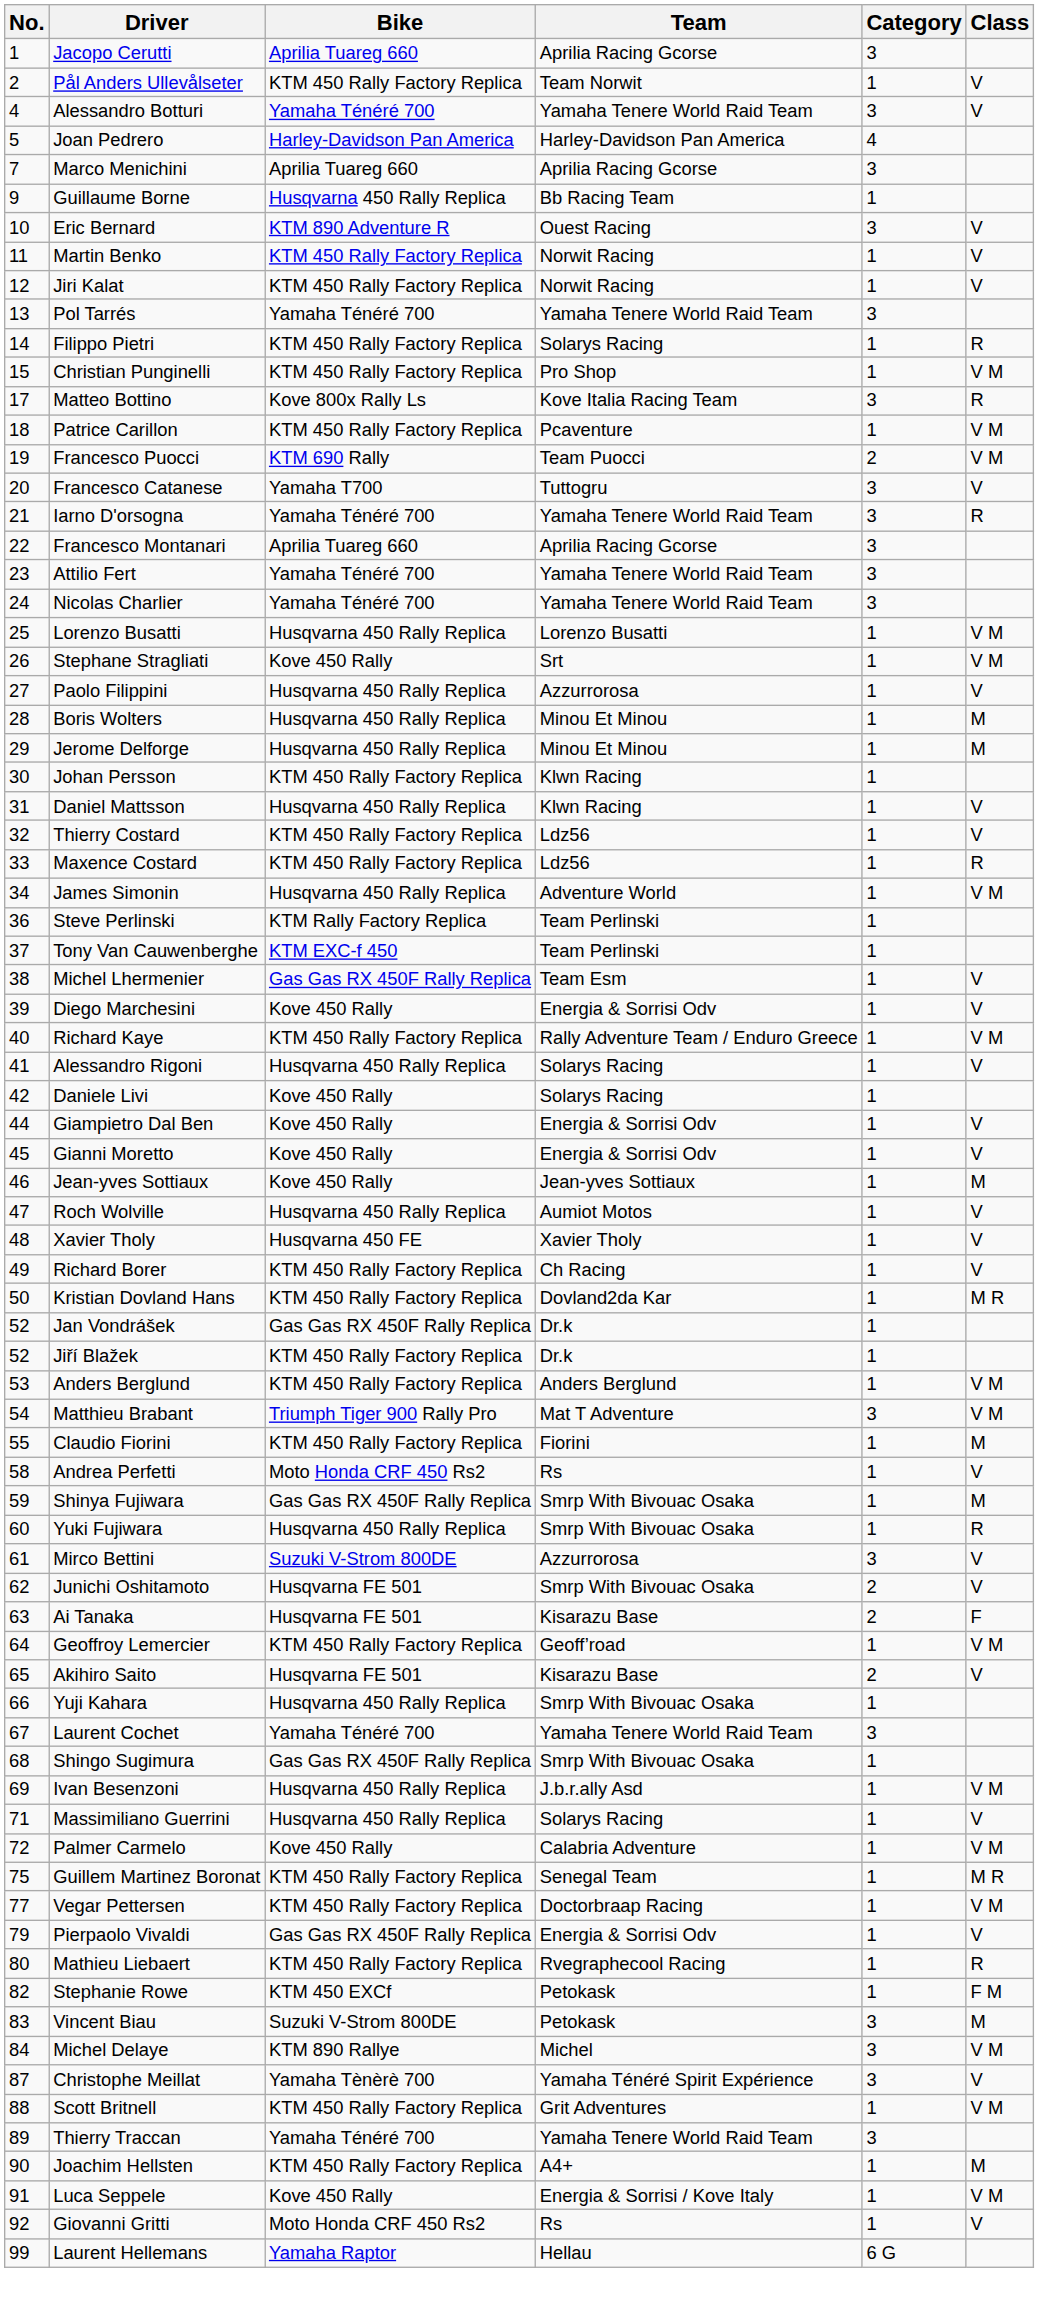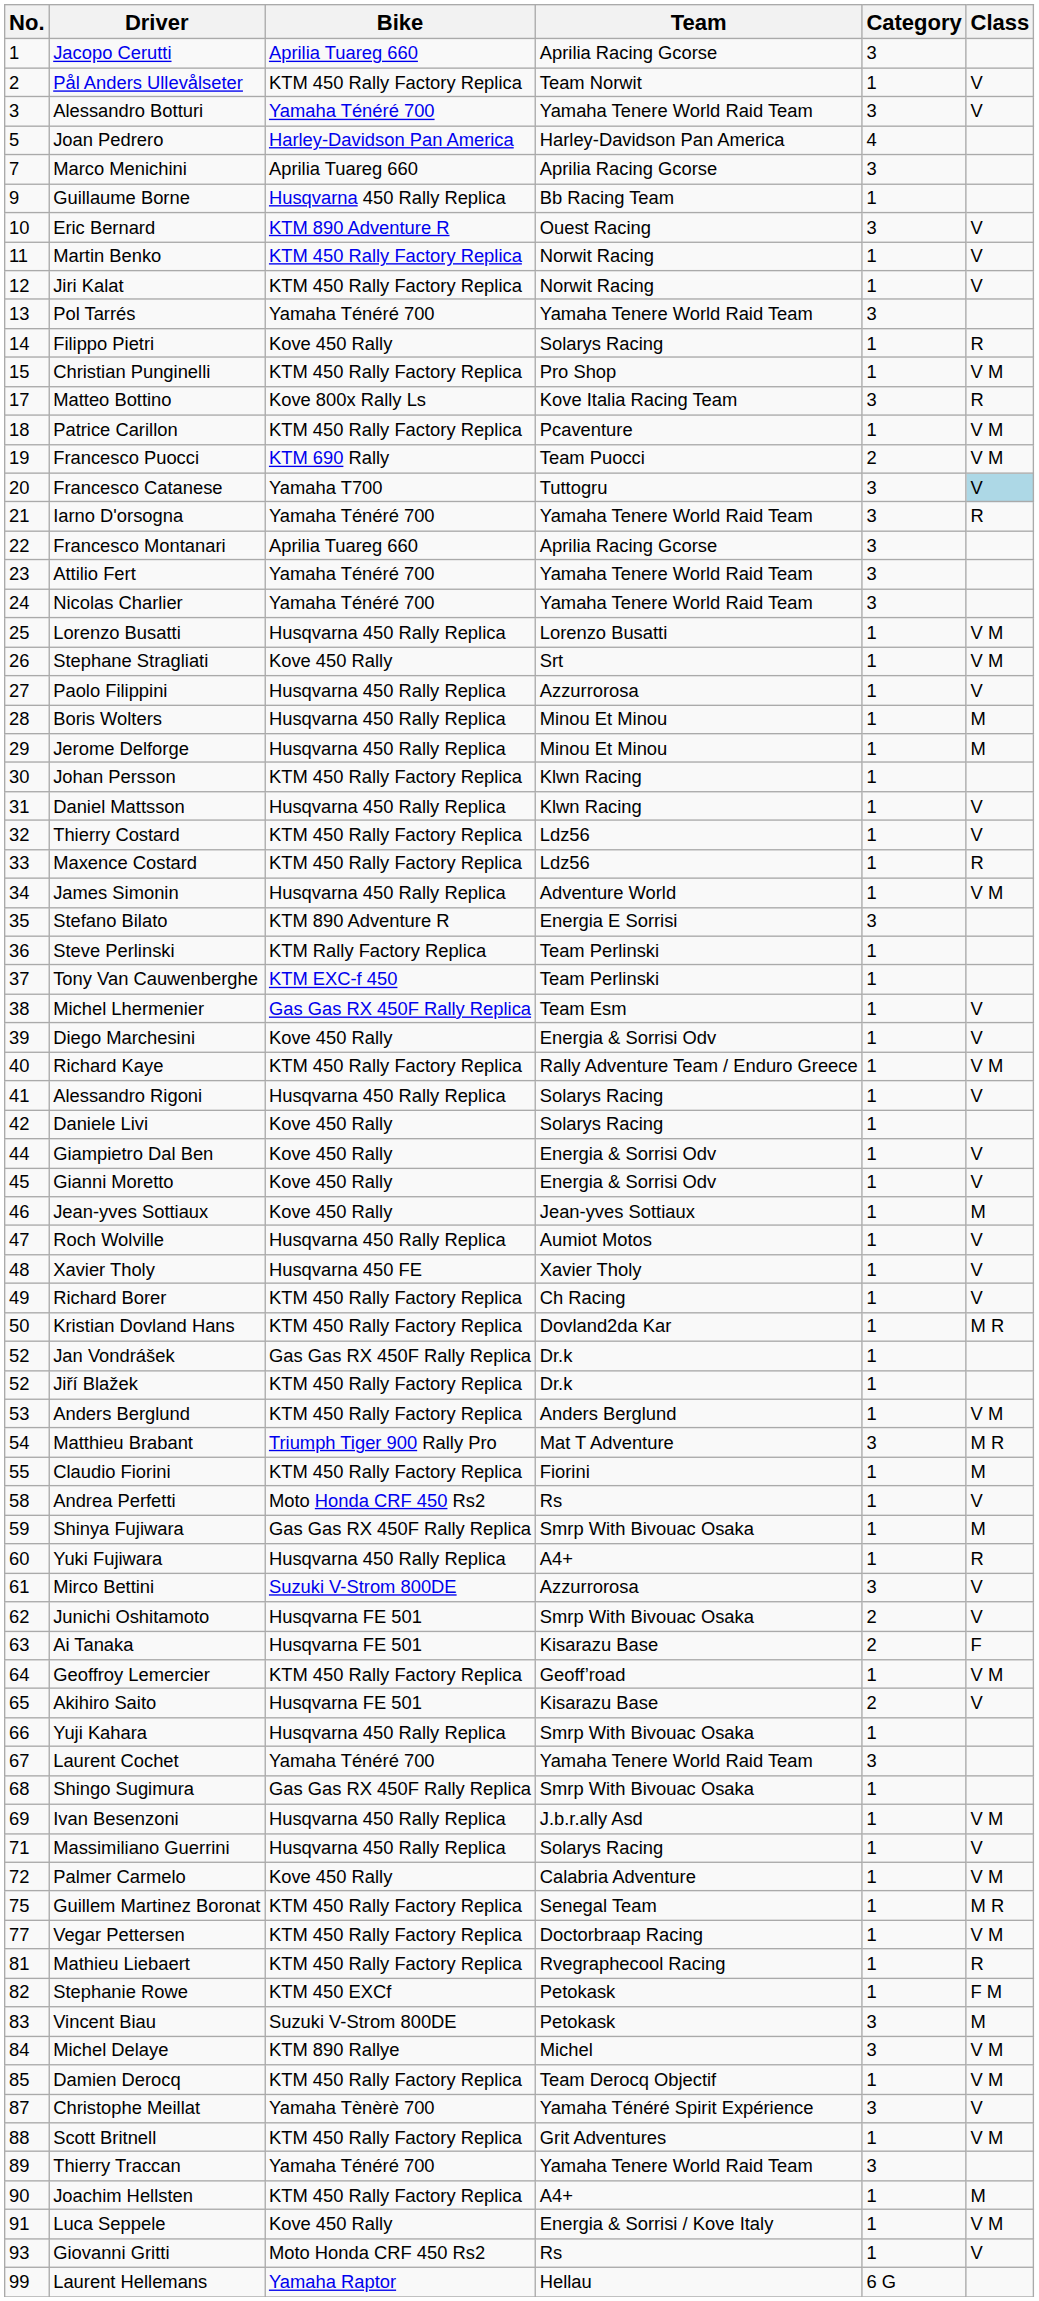(14, 111) 4 -> (14, 111) 3
(395, 342) KTM 450 Rally Factory Replica -> (331, 342) Kove 450 Rally
(977, 487) no background -> (977, 487) lightblue background
+ row: (110, 921)
(987, 1413) V M -> (987, 1442) M R
(647, 1529) Smrp With Bivouac Osaka -> (556, 1558) A4+
- row: (121, 1934)
(19, 1963) 80 -> (19, 1963) 81
+ row: (117, 2079)
(19, 2224) 92 -> (19, 2253) 93
